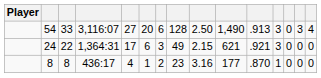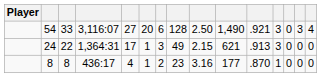(260, 30) .913 -> (260, 30) .921
(147, 47) 6 -> (147, 47) 1
(260, 47) .921 -> (260, 47) .913
